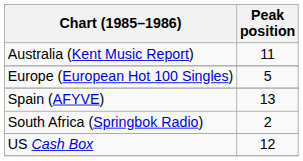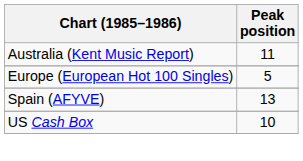- row: (105, 122)
(268, 144) 12 -> (268, 122) 10
